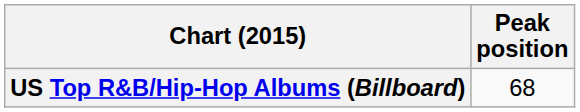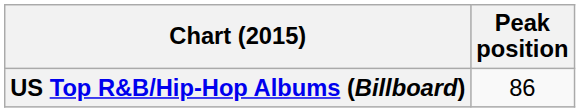(522, 87) 68 -> (522, 87) 86
